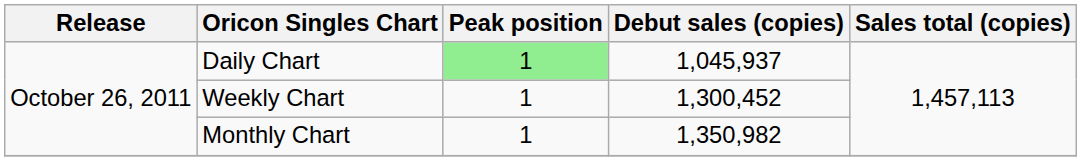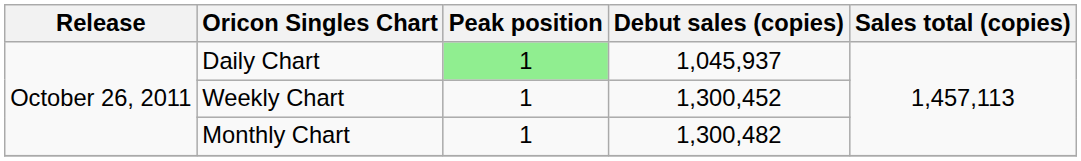(729, 135) 1,350,982 -> (729, 135) 1,300,482
